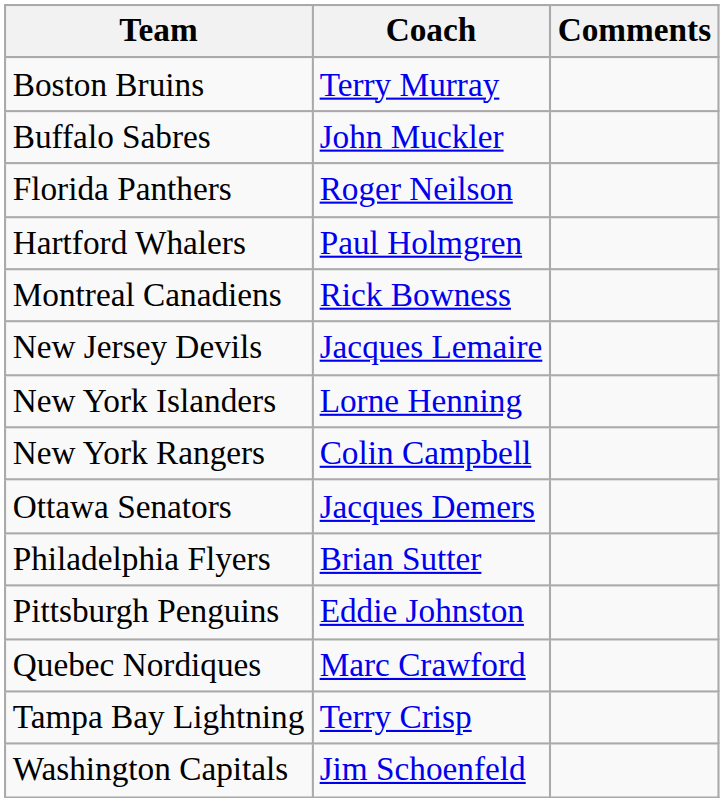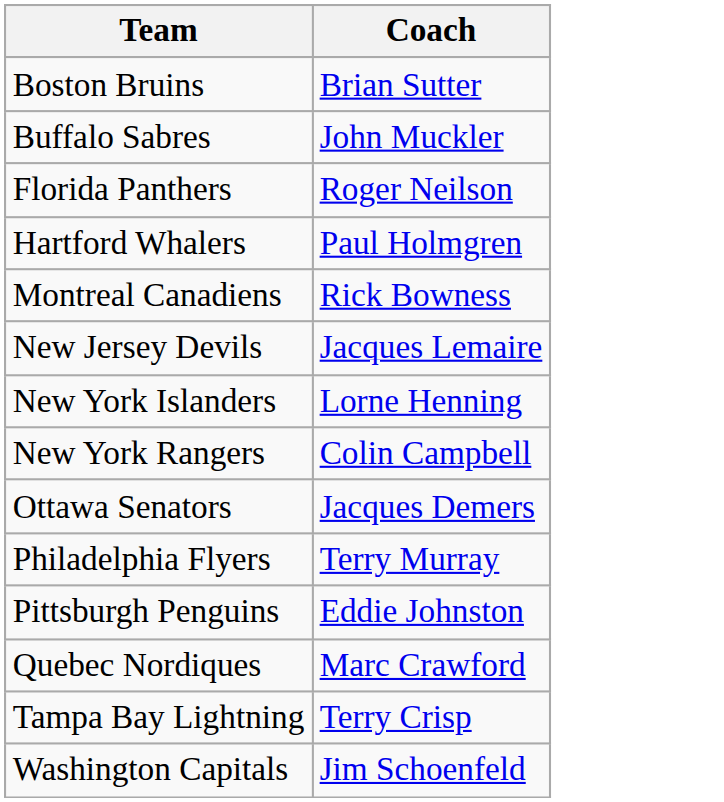- column: (634, 30)
(410, 83) Terry Murray -> (401, 83) Brian Sutter
(401, 558) Brian Sutter -> (410, 558) Terry Murray
